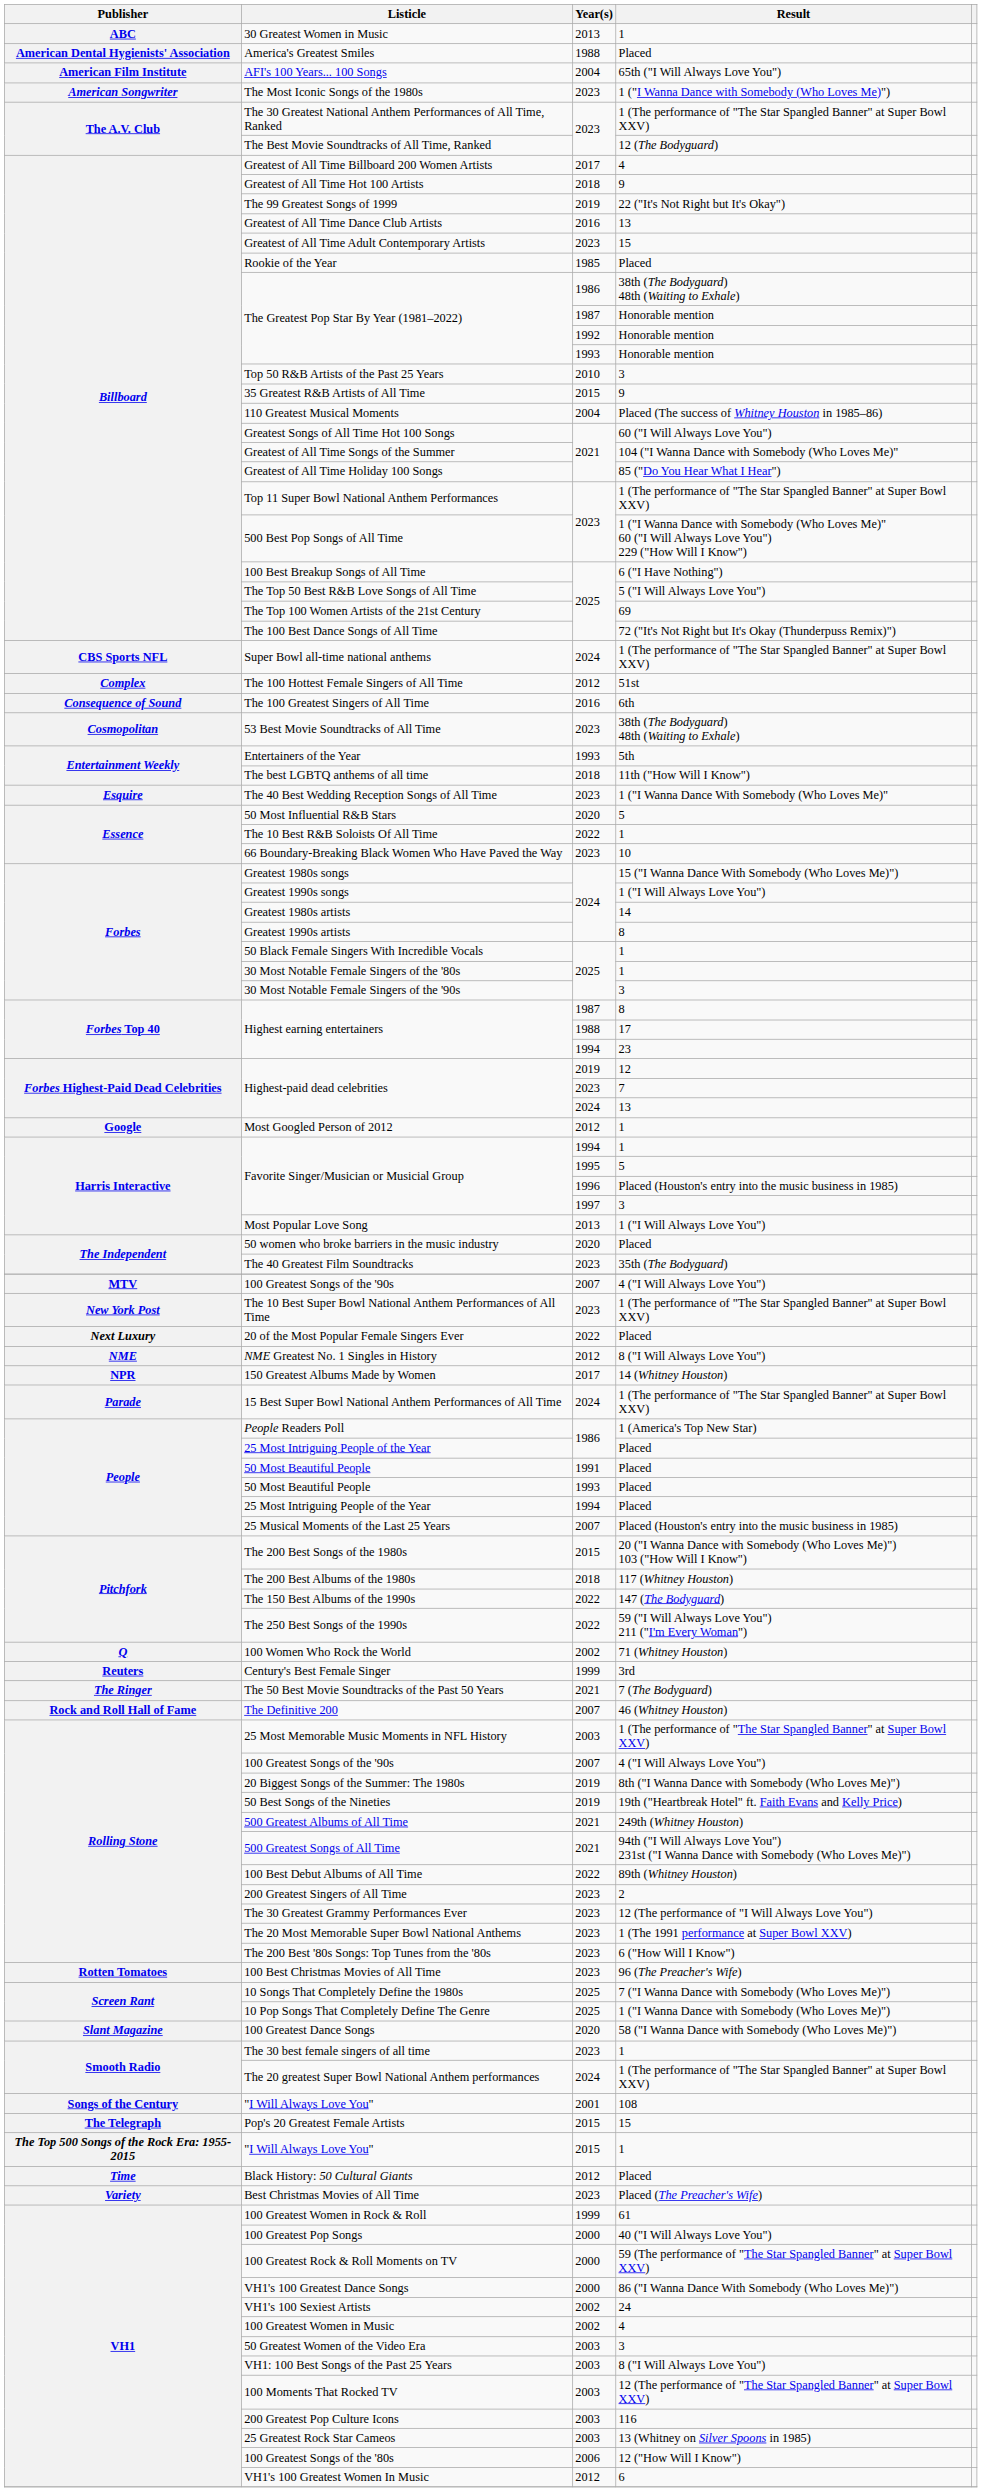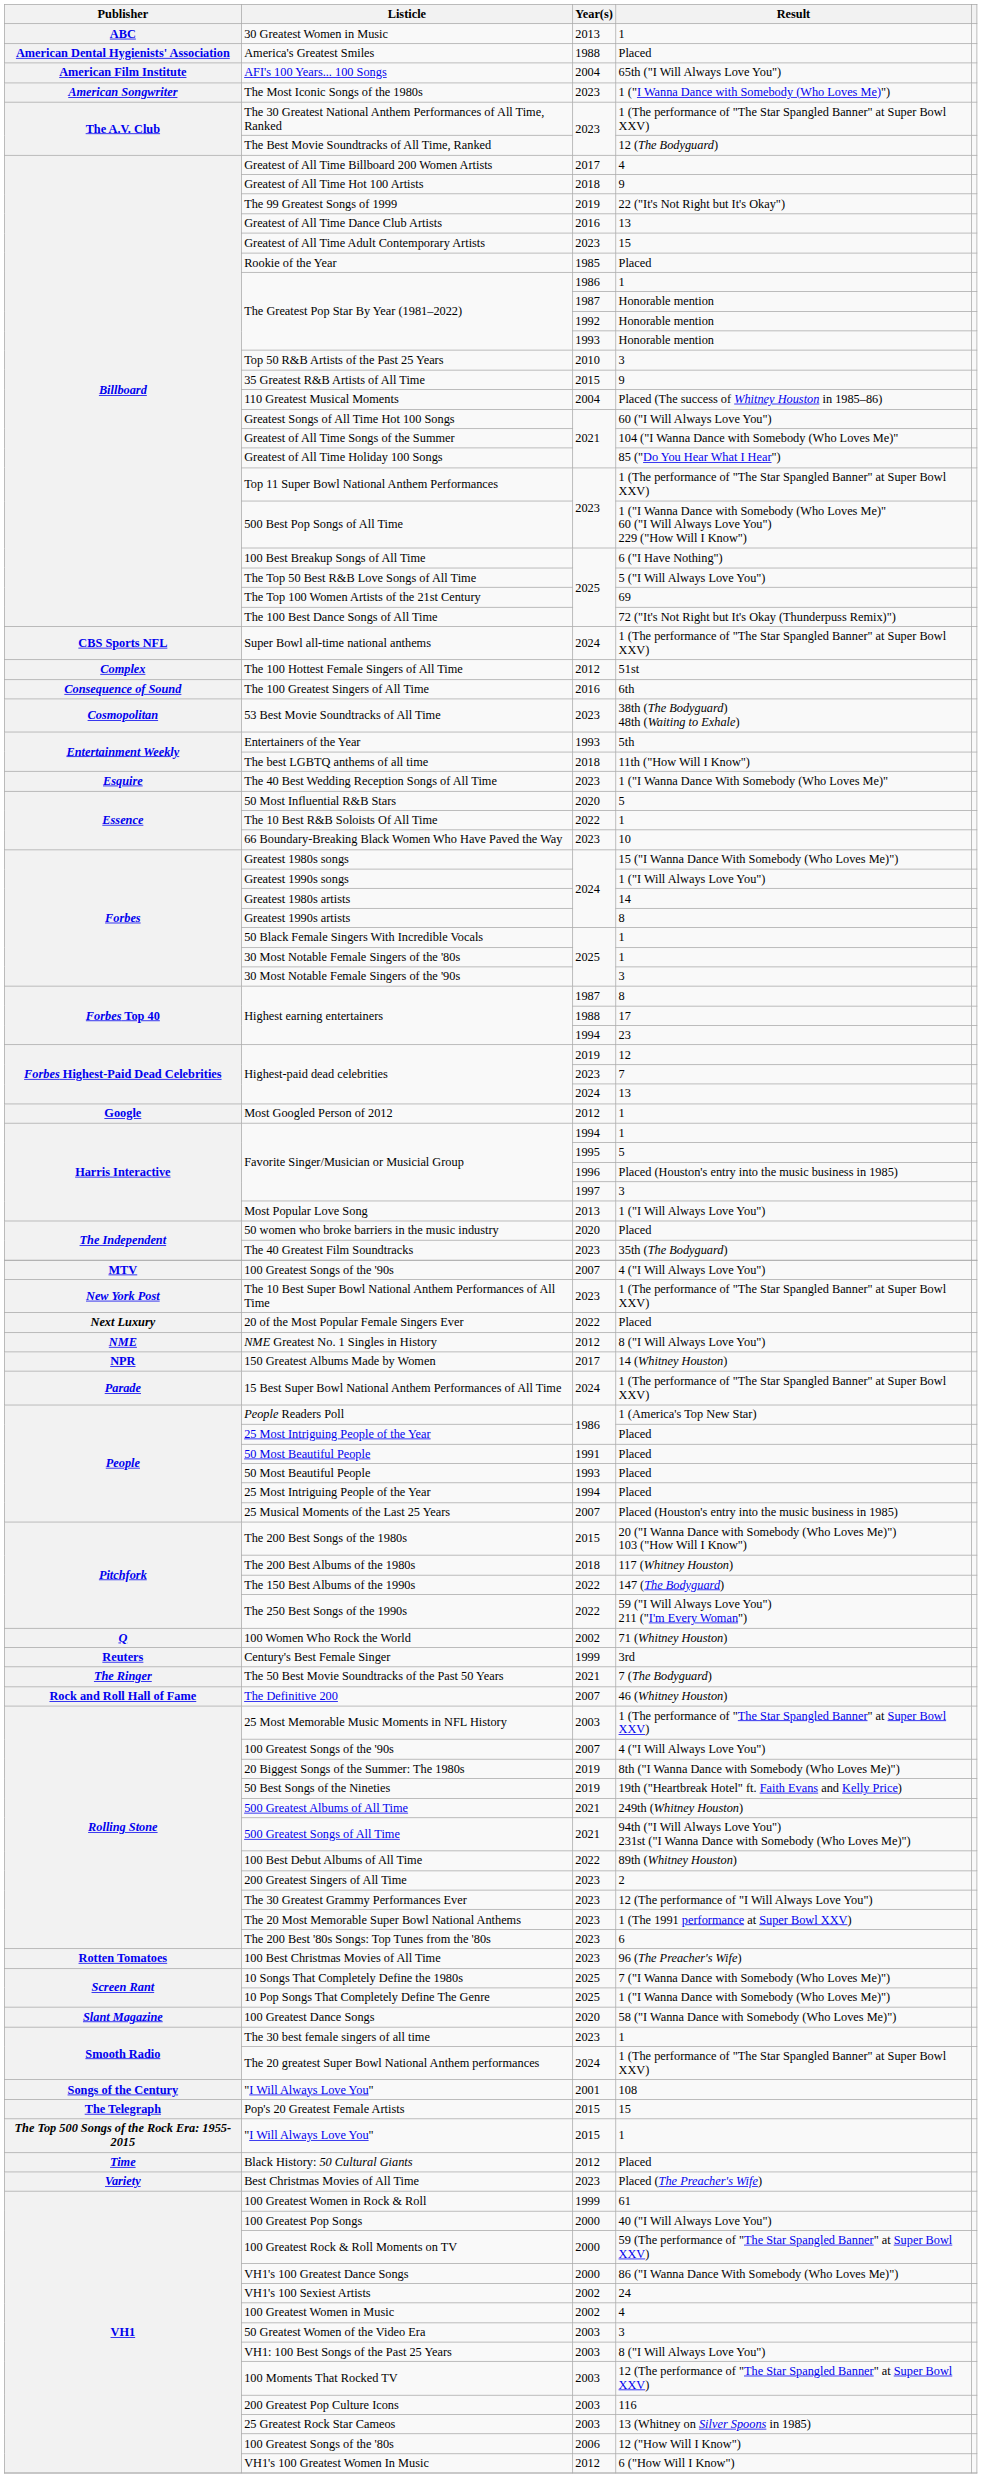(679, 289) 38th (The Bodyguard) 48th (Waiting to Exhale) -> (622, 282) 1
(677, 1952) 6 ("How Will I Know") -> (622, 1939) 6
(622, 2477) 6 -> (677, 2463) 6 ("How Will I Know")
